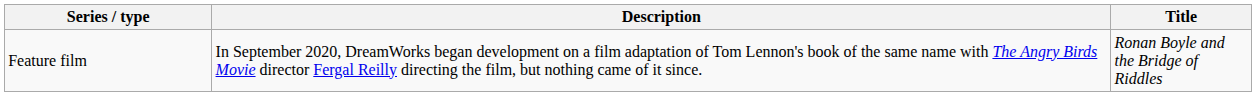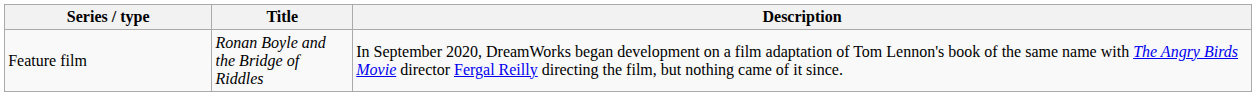columns swapped: (1181, 17) <-> (661, 17)
